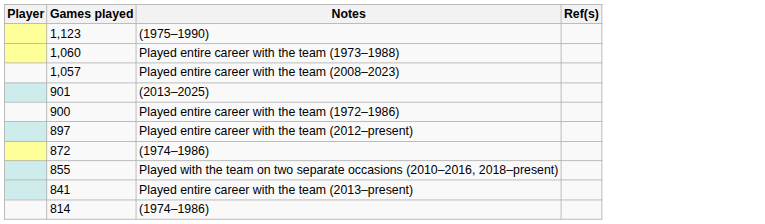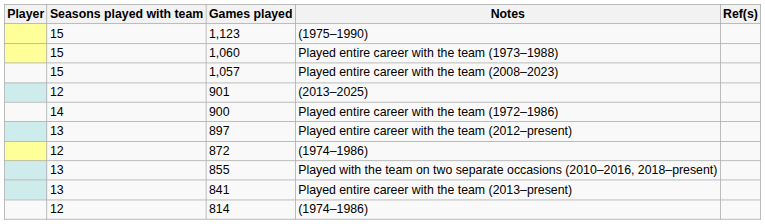+ column: (127, 14)
